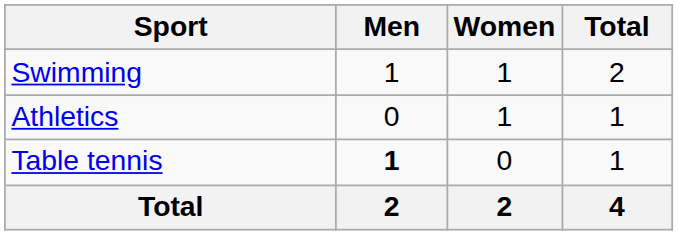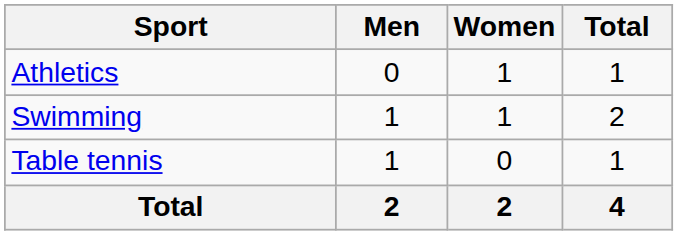rows swapped: (65, 116) <-> (77, 71)
(392, 161) bold -> (392, 161) normal
